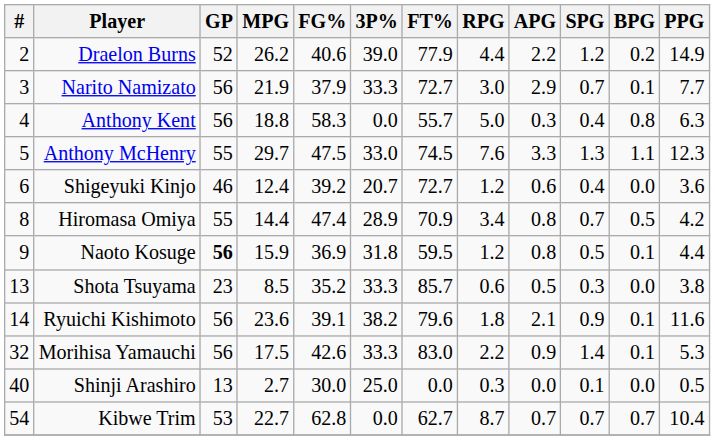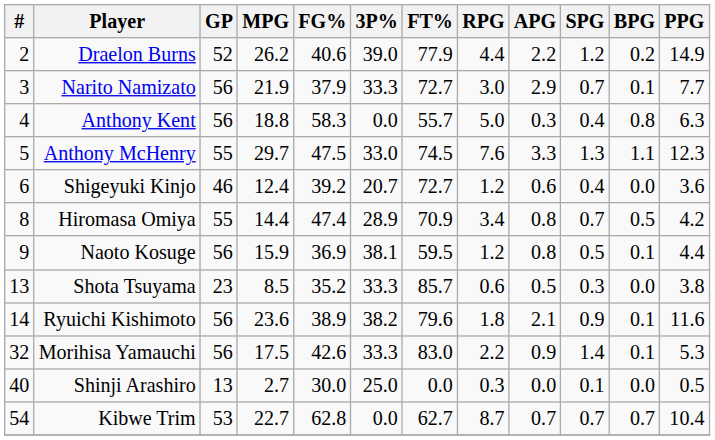(223, 252) bold -> (223, 252) normal
(380, 252) 31.8 -> (380, 252) 38.1
(329, 318) 39.1 -> (329, 318) 38.9
